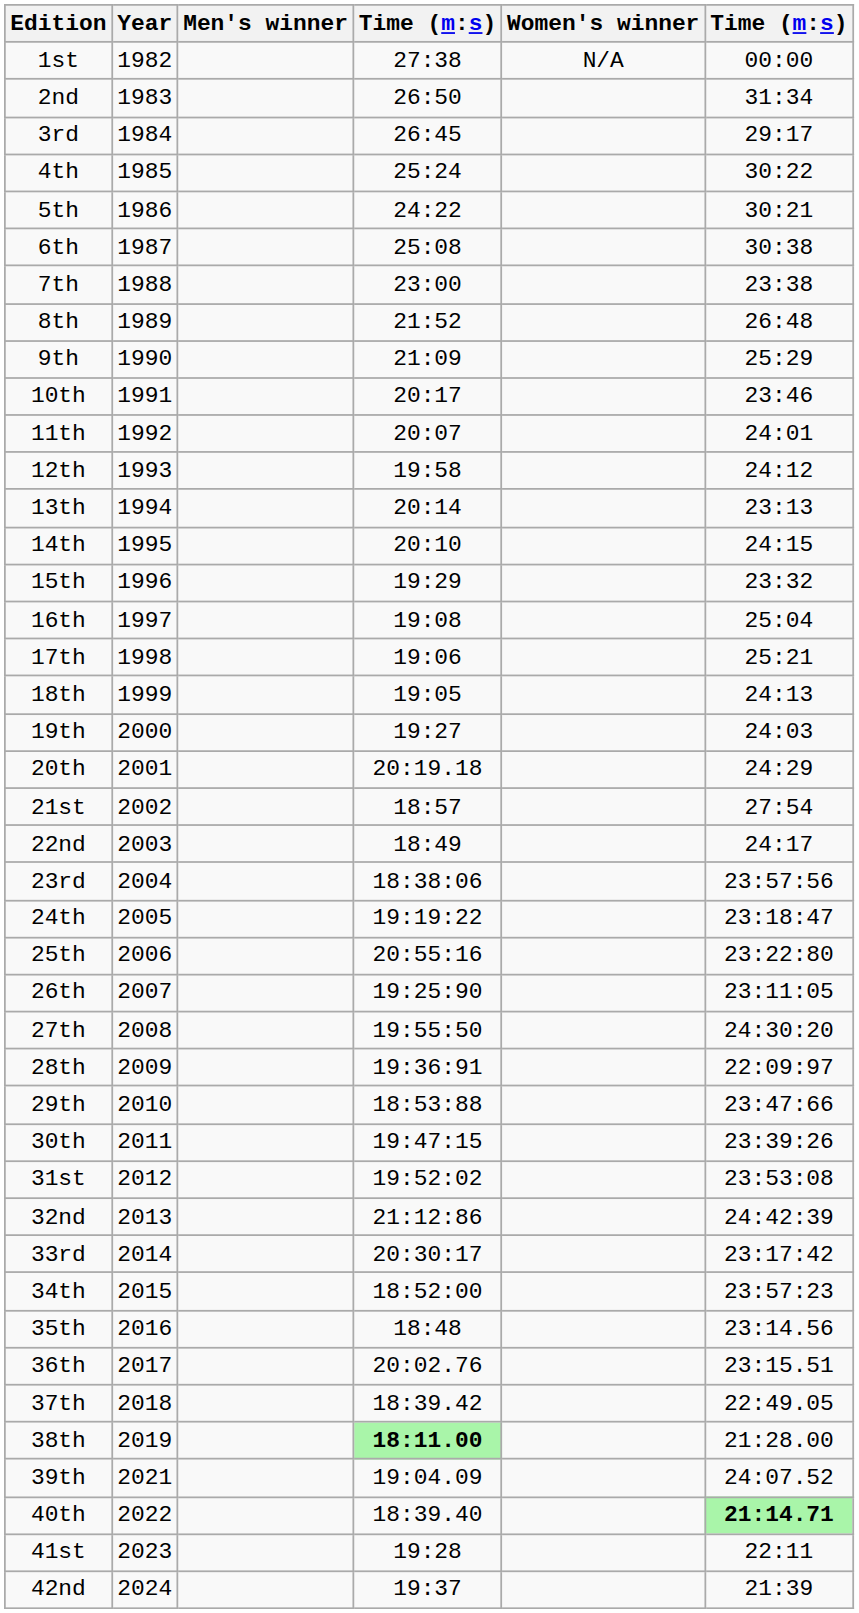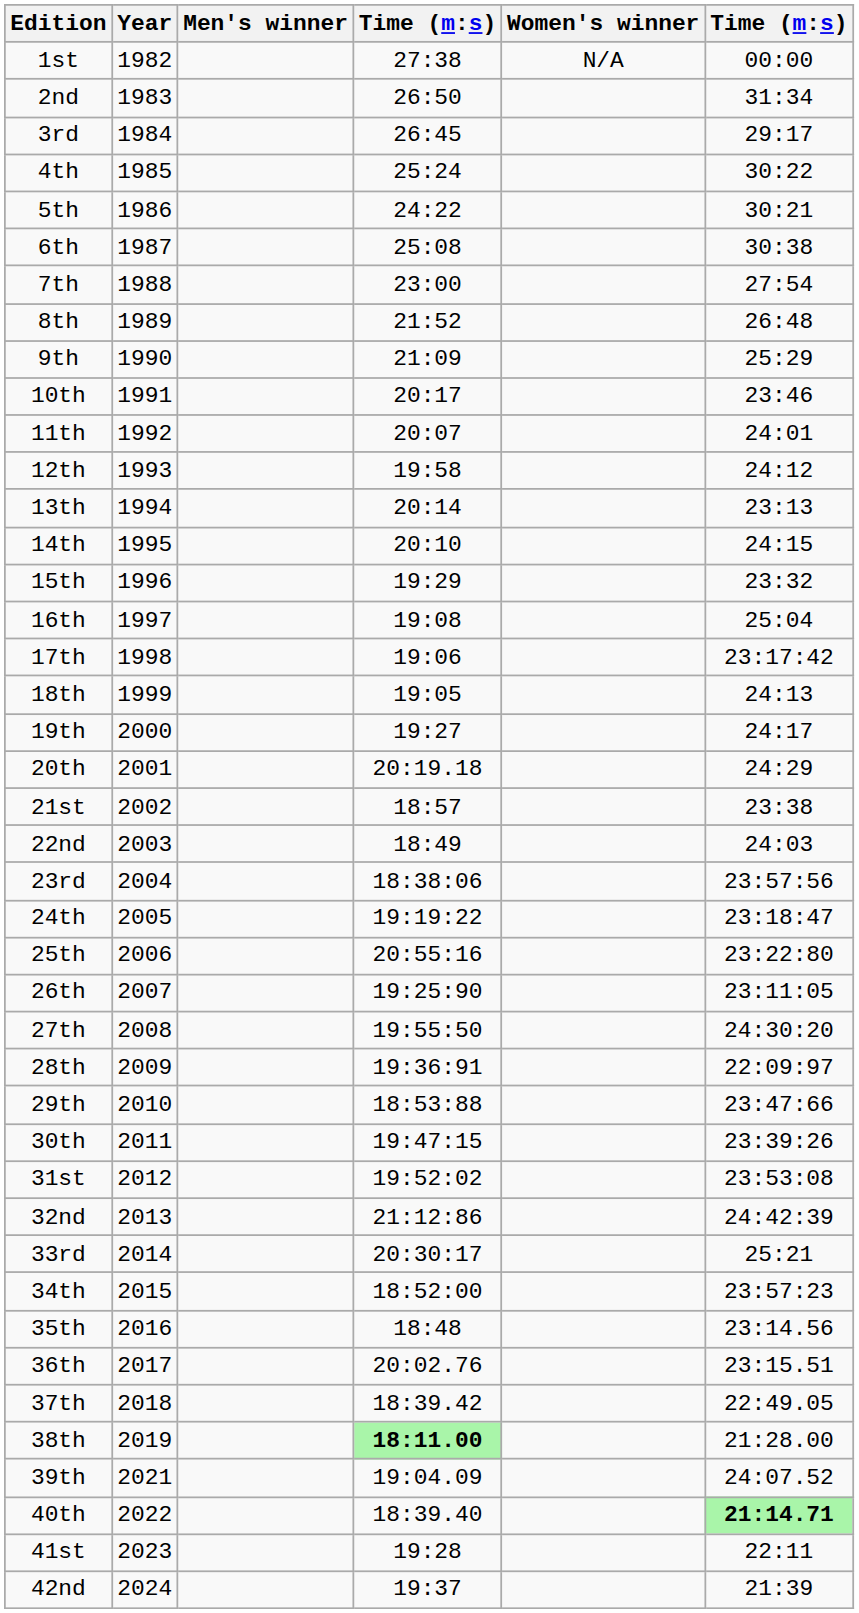(779, 285) 23:38 -> (779, 285) 27:54
(779, 657) 25:21 -> (779, 657) 23:17:42
(779, 732) 24:03 -> (779, 732) 24:17
(779, 807) 27:54 -> (779, 807) 23:38
(779, 844) 24:17 -> (779, 844) 24:03
(779, 1254) 23:17:42 -> (779, 1254) 25:21
